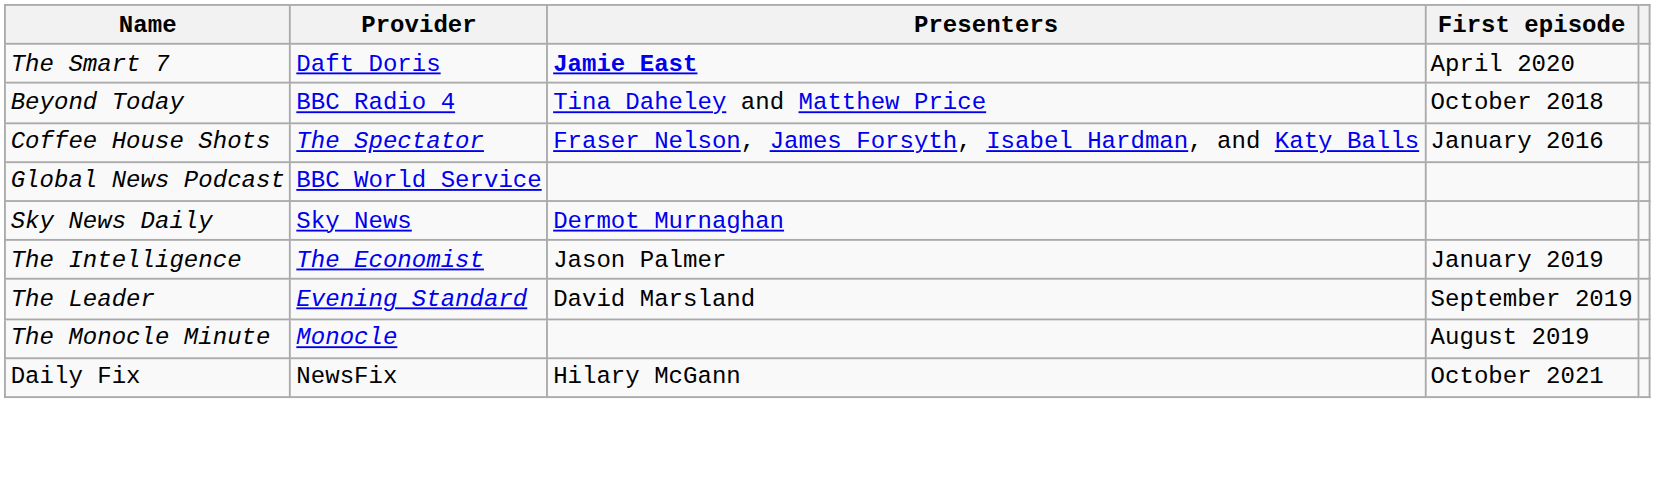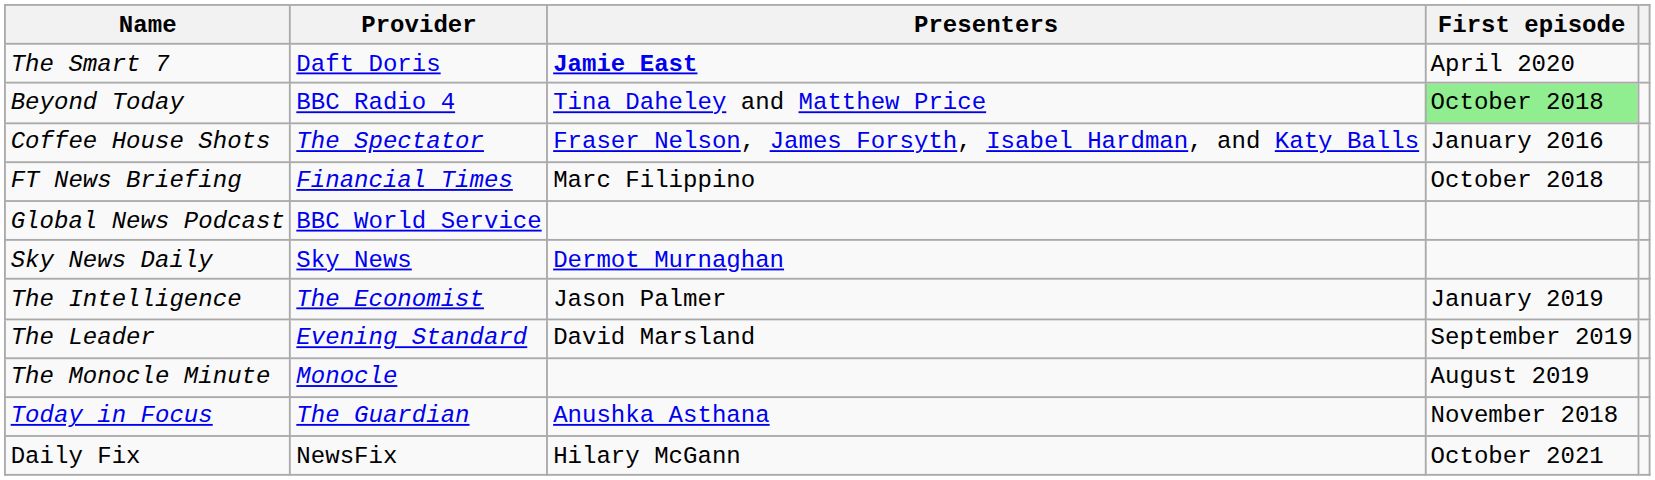(1517, 103) no background -> (1517, 103) lightgreen background
+ row: (126, 181)
+ row: (112, 416)
